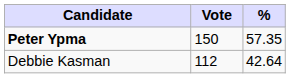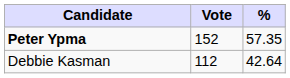(206, 38) 150 -> (206, 38) 152
